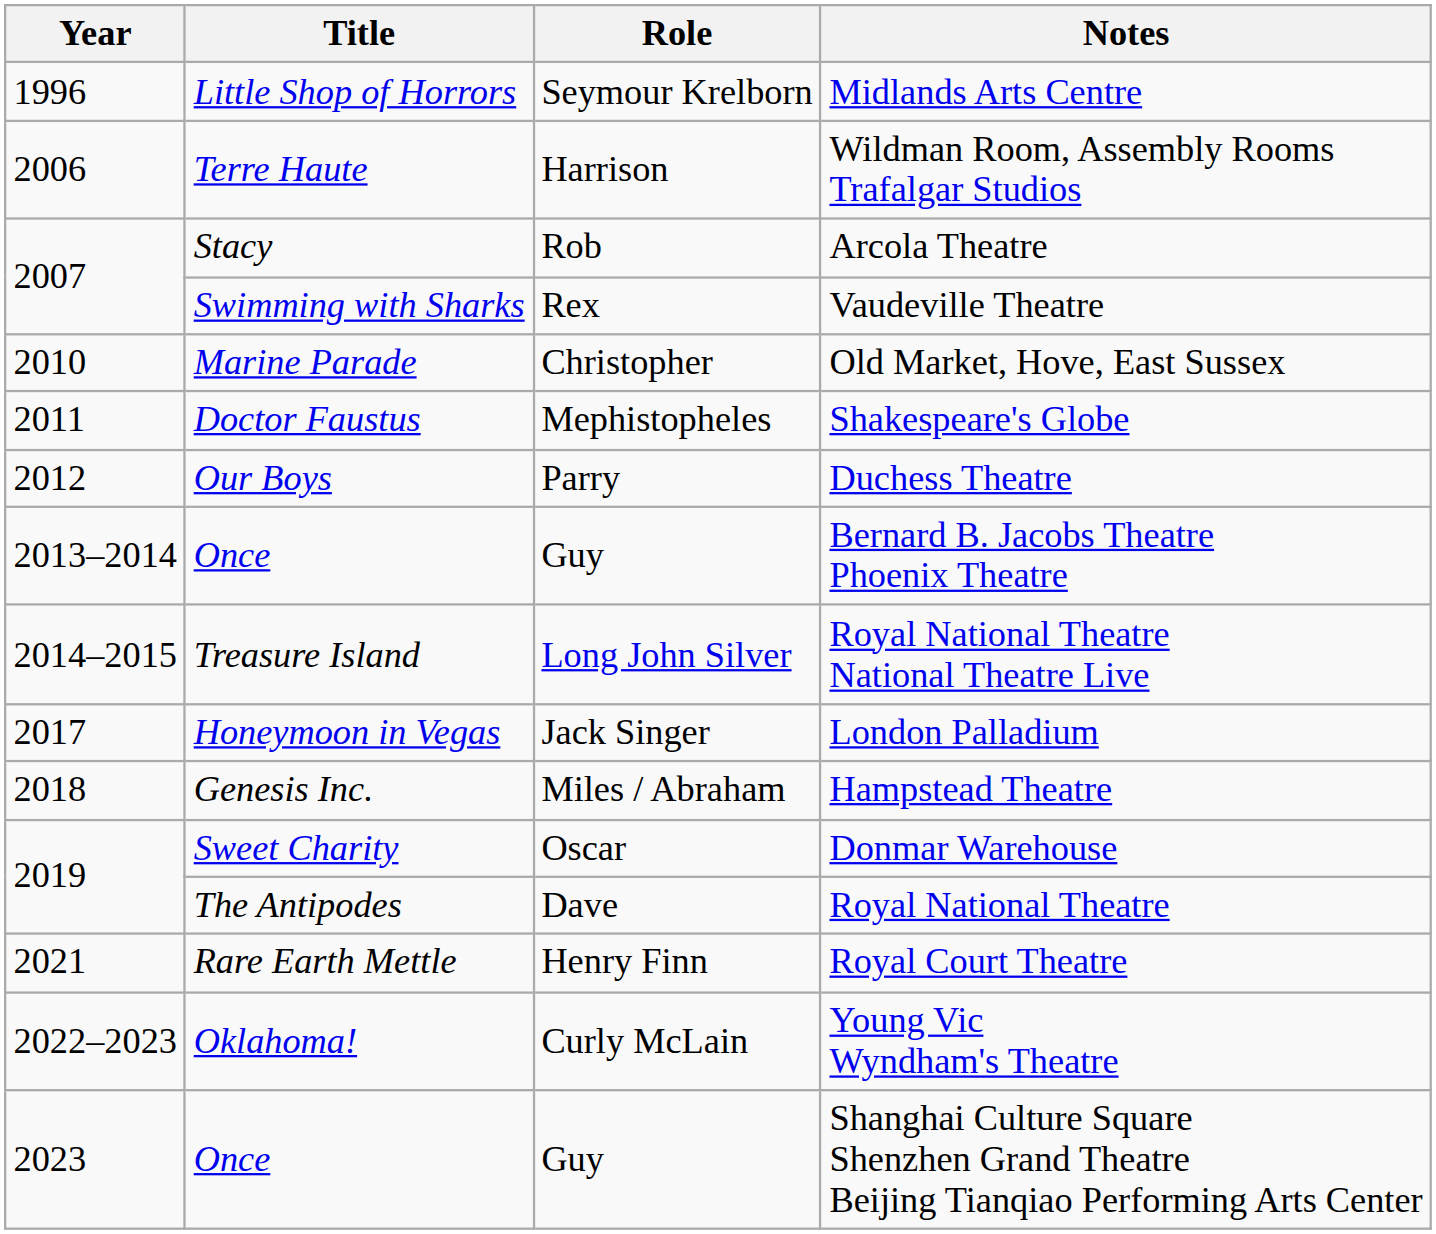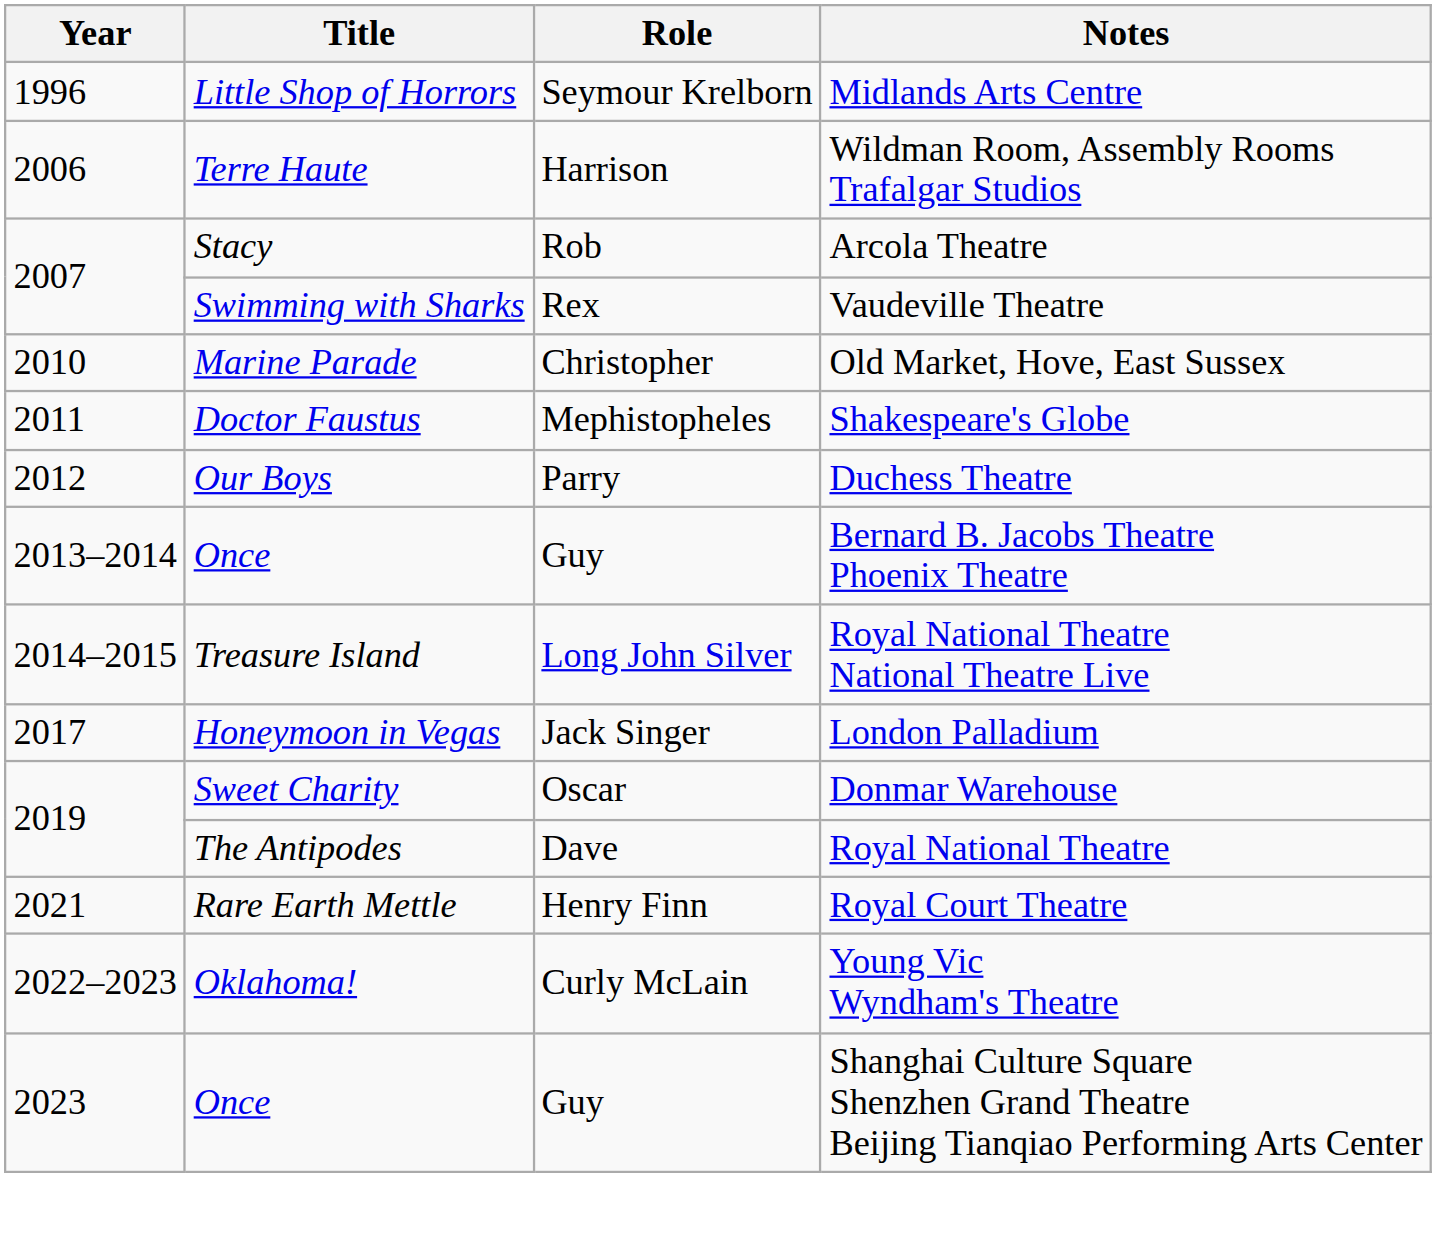- row: (971, 789)
